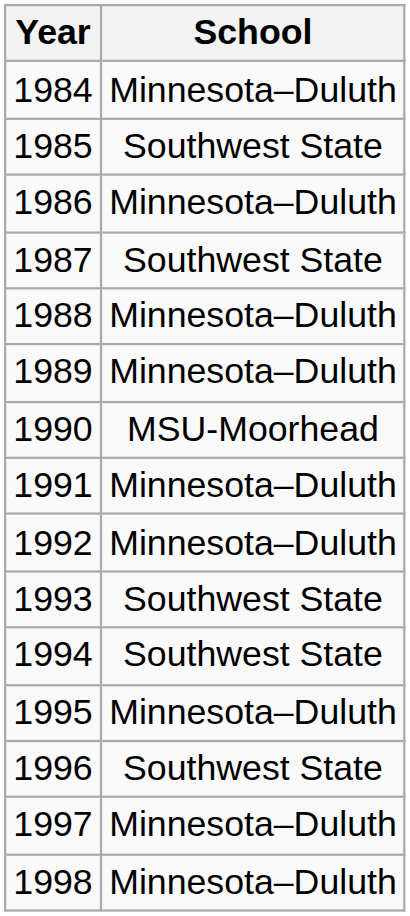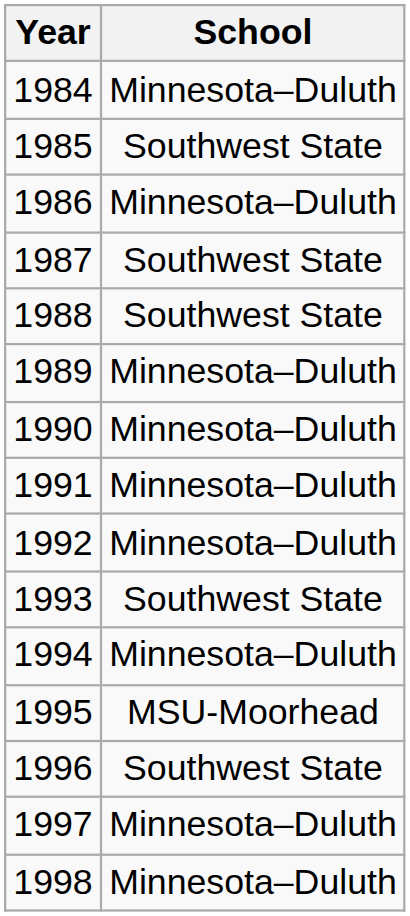(253, 315) Minnesota–Duluth -> (253, 315) Southwest State
(253, 428) MSU-Moorhead -> (253, 428) Minnesota–Duluth
(253, 655) Southwest State -> (253, 655) Minnesota–Duluth
(253, 711) Minnesota–Duluth -> (253, 711) MSU-Moorhead
